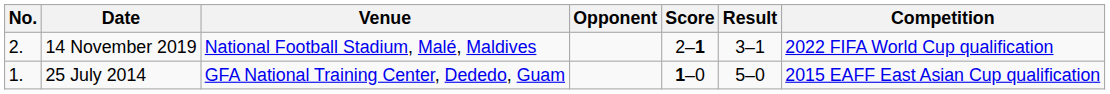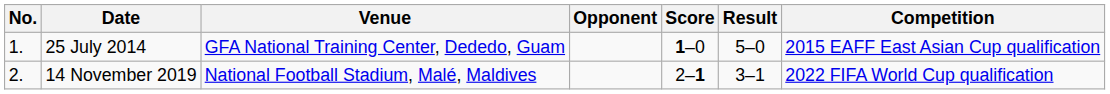rows swapped: (96, 74) <-> (121, 46)
